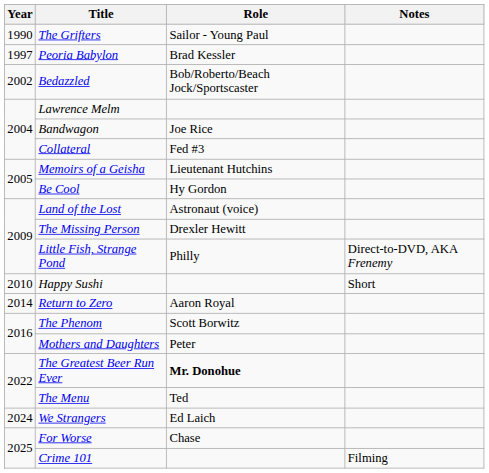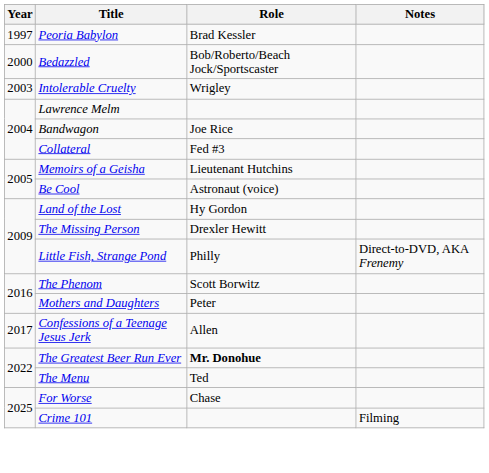- row: (69, 34)
(20, 81) 2002 -> (20, 61) 2000
+ row: (87, 88)
(198, 189) Hy Gordon -> (234, 189) Astronaut (voice)
(214, 209) Astronaut (voice) -> (218, 209) Hy Gordon
- row: (71, 283)
- row: (75, 303)
+ row: (103, 330)
- row: (72, 418)
